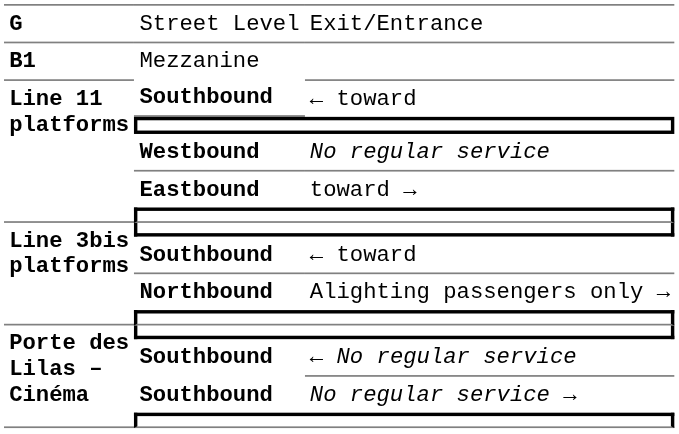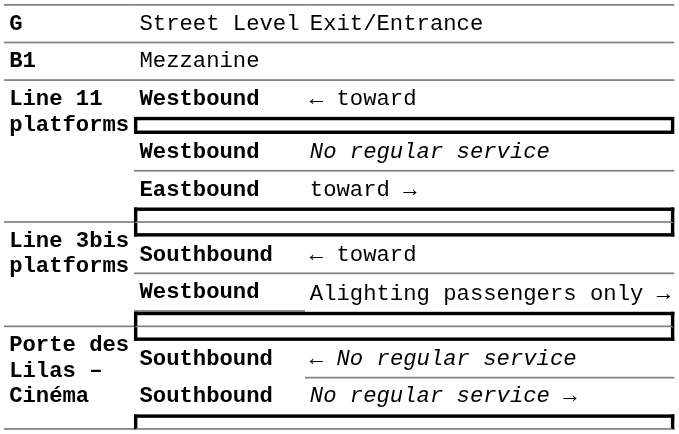(206, 97) Southbound -> (200, 99) Westbound
(206, 292) Northbound -> (200, 292) Westbound
